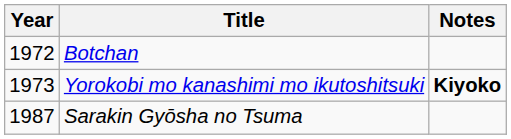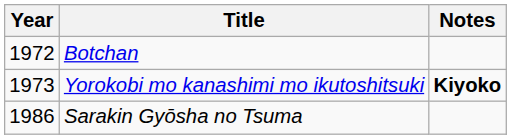(32, 117) 1987 -> (32, 117) 1986
